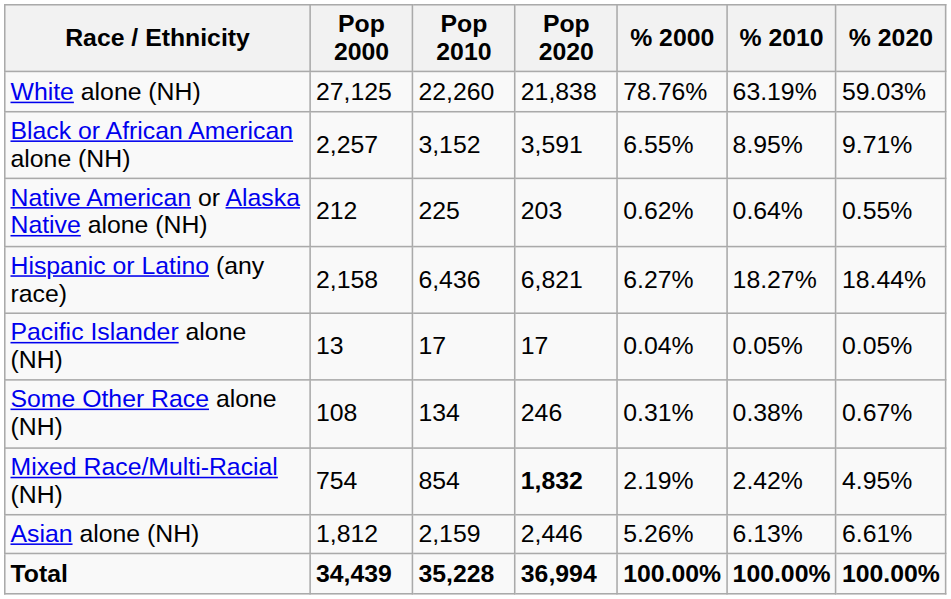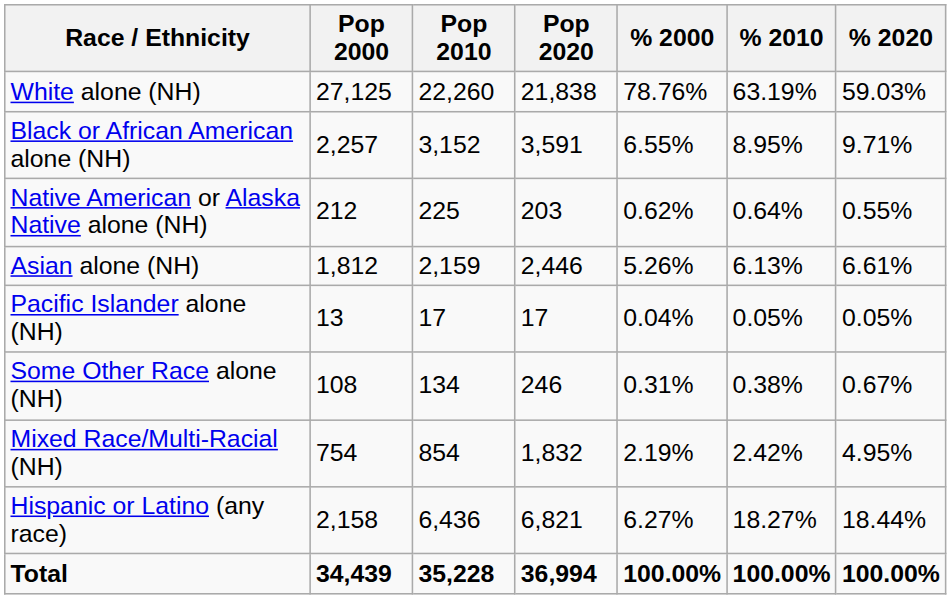rows swapped: (105, 534) <-> (137, 279)
(552, 480) bold -> (552, 452) normal
